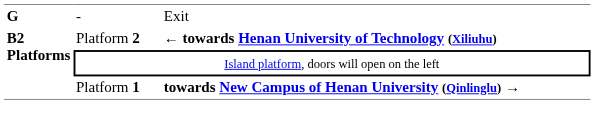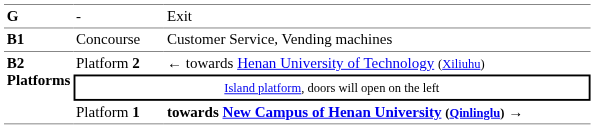+ row: (108, 39)
(330, 38) bold -> (326, 63) normal
